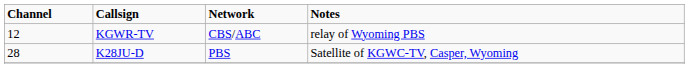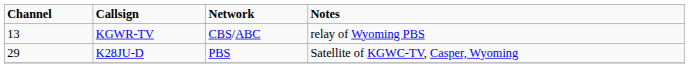(13, 33) 12 -> (13, 33) 13
(13, 53) 28 -> (13, 53) 29
